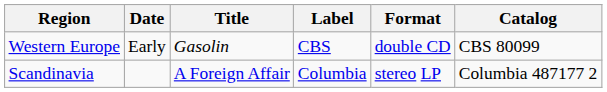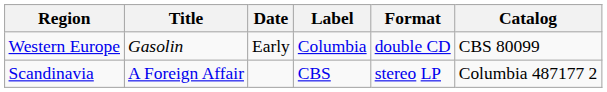columns swapped: (232, 18) <-> (147, 18)
(314, 45) CBS -> (332, 45) Columbia
(332, 73) Columbia -> (314, 73) CBS
